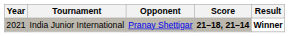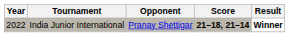(16, 25) 2021 -> (16, 25) 2022
